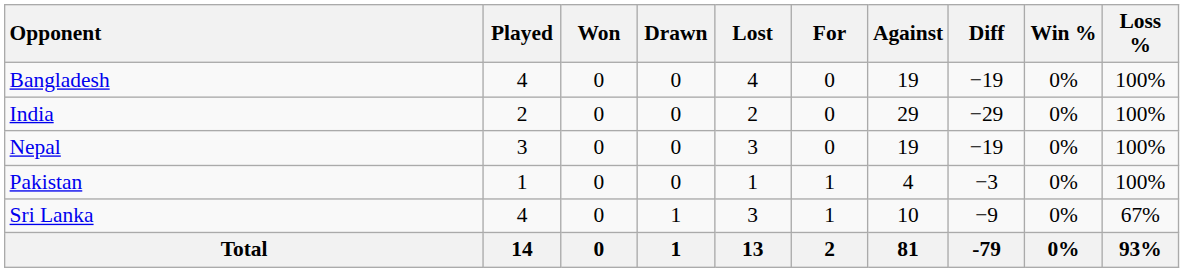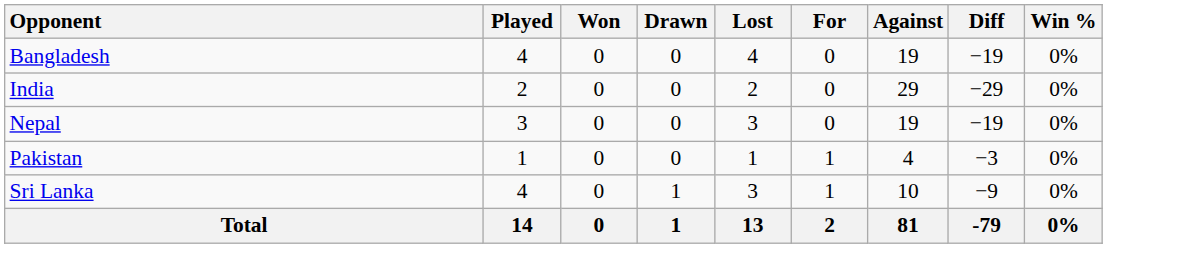- column: (1140, 33)
